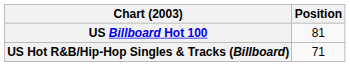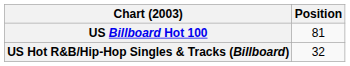(318, 52) 71 -> (318, 52) 32
